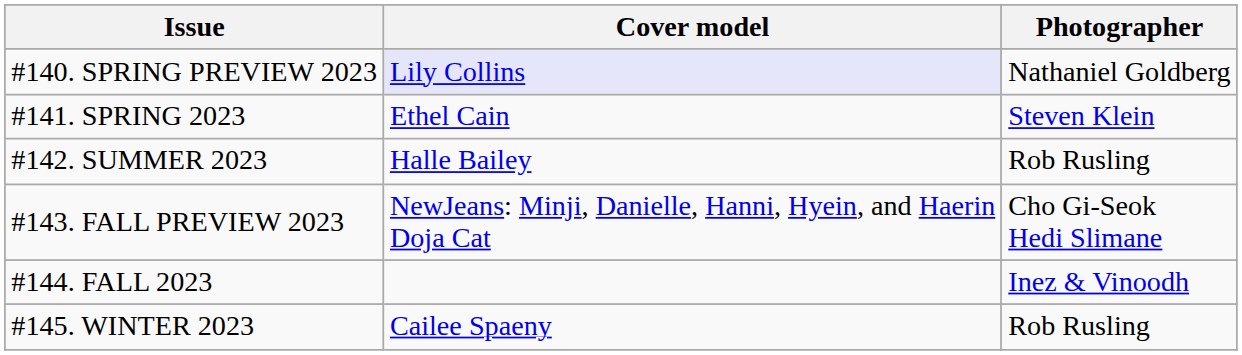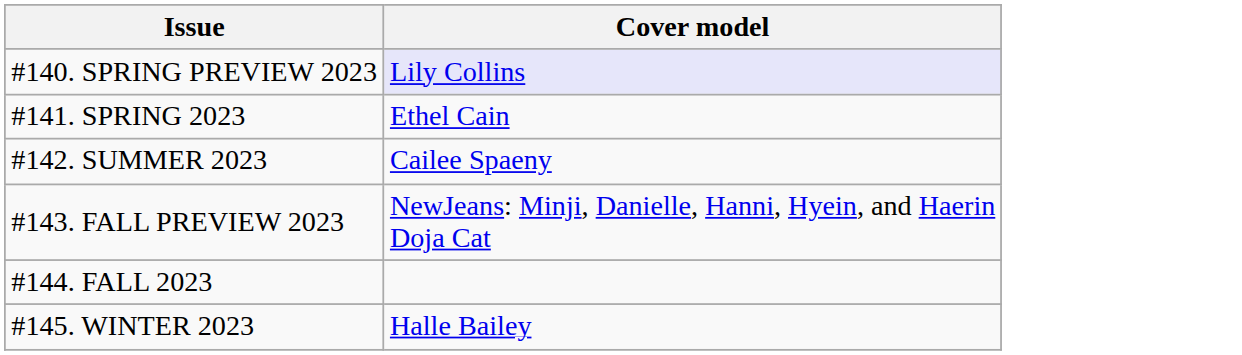- column: (1119, 26)
(461, 160) Halle Bailey -> (471, 160) Cailee Spaeny
(471, 326) Cailee Spaeny -> (461, 326) Halle Bailey
